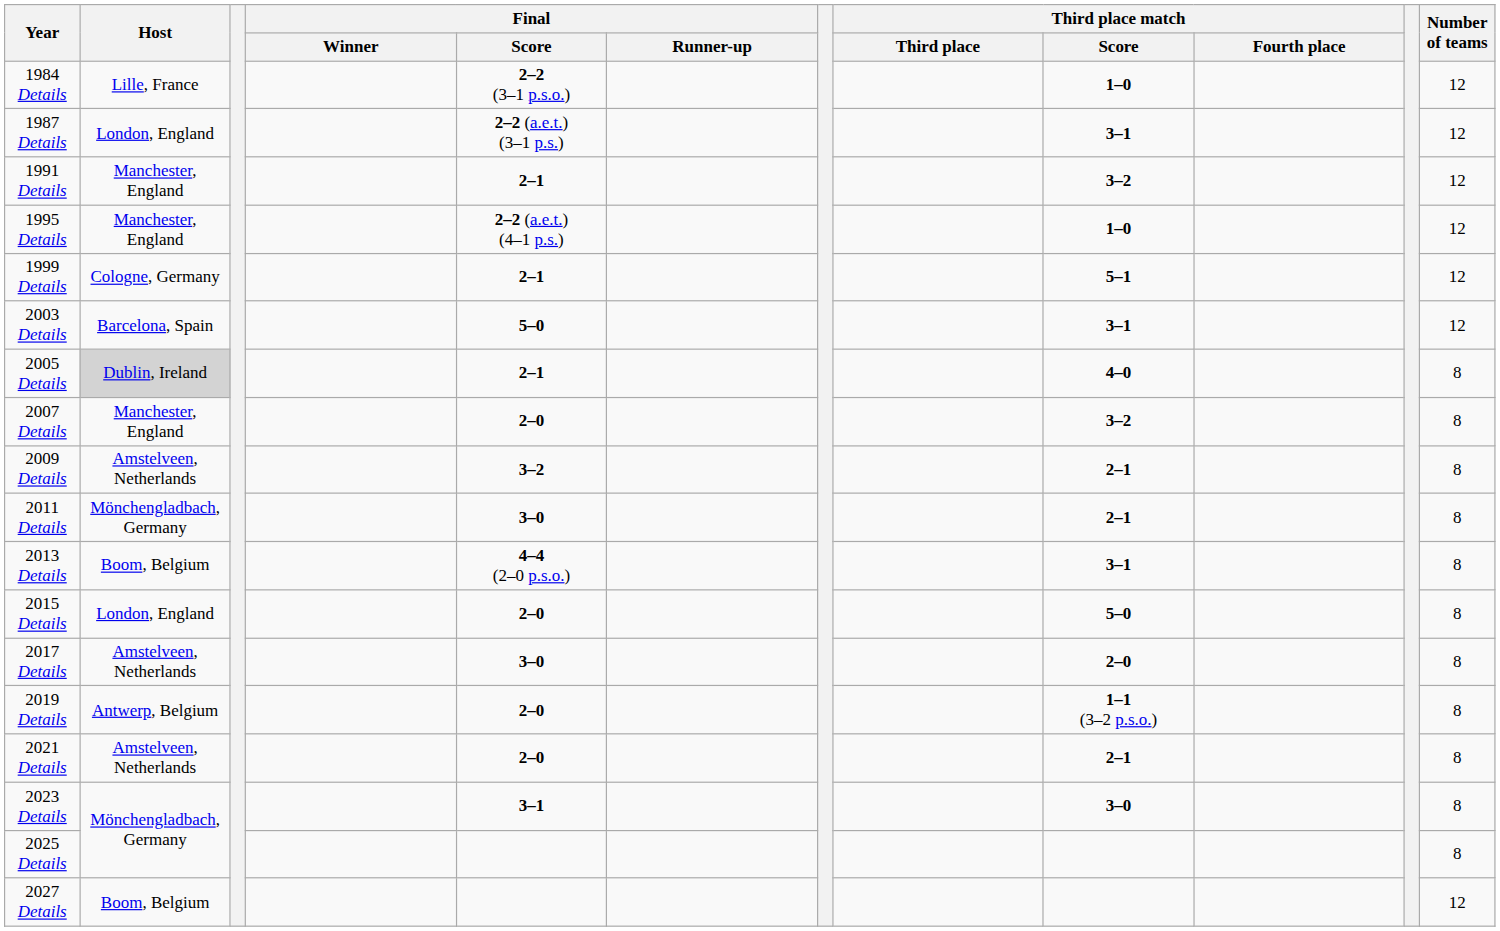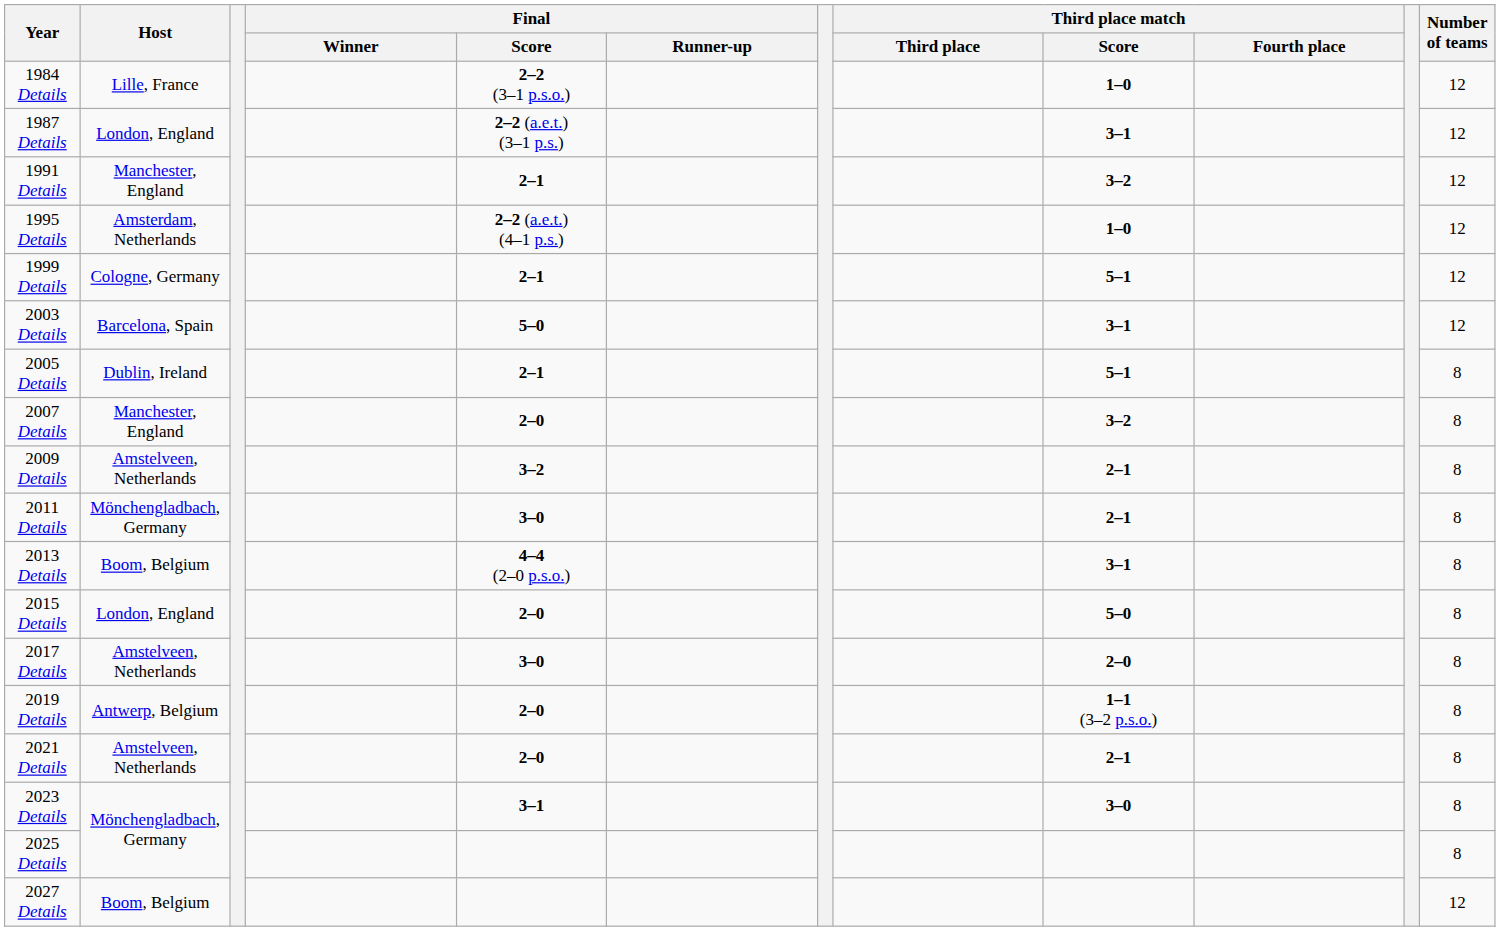(155, 229) Manchester, England -> (155, 229) Amsterdam, Netherlands
(155, 373) lightgrey background -> (155, 373) no background
(1119, 373) 4–0 -> (1119, 373) 5–1
